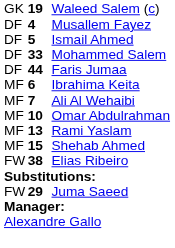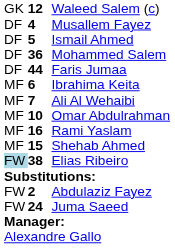(35, 9) 19 -> (35, 9) 12
(35, 54) 33 -> (35, 54) 36
(35, 130) 13 -> (35, 130) 16
(15, 161) no background -> (15, 161) lightblue background
+ row: (102, 191)
(35, 191) 29 -> (35, 206) 24
